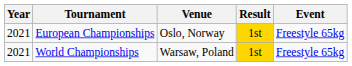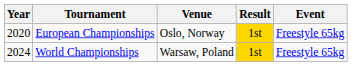(19, 33) 2021 -> (19, 33) 2020
(19, 52) 2021 -> (19, 52) 2024
